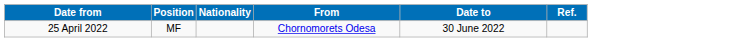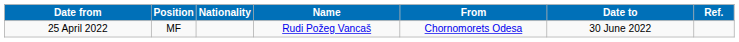+ column: (327, 13)
